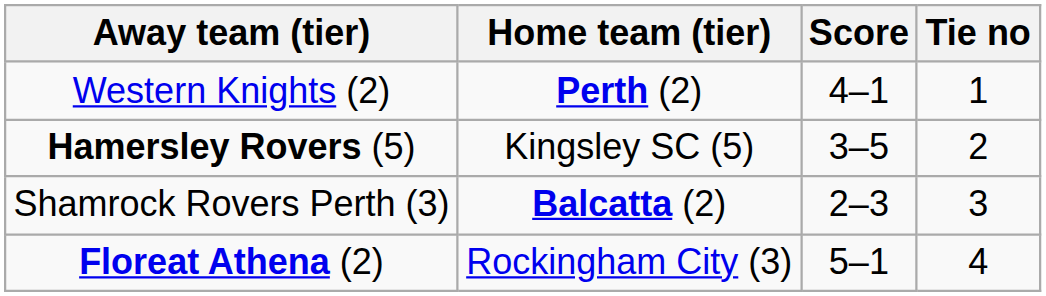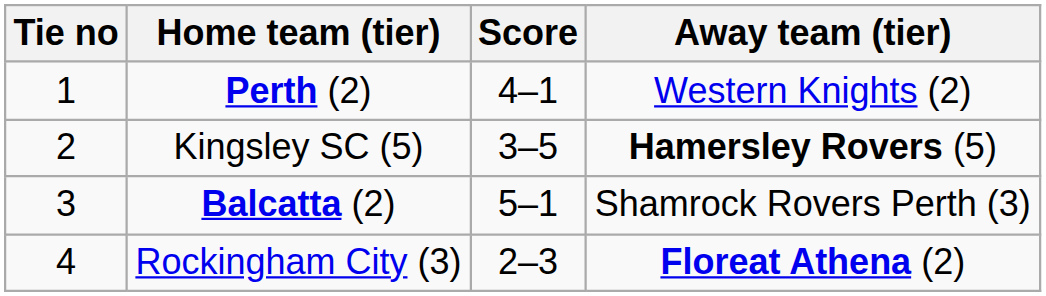columns swapped: (978, 33) <-> (231, 33)
(859, 204) 2–3 -> (528, 204) 5–1
(859, 261) 5–1 -> (528, 261) 2–3
